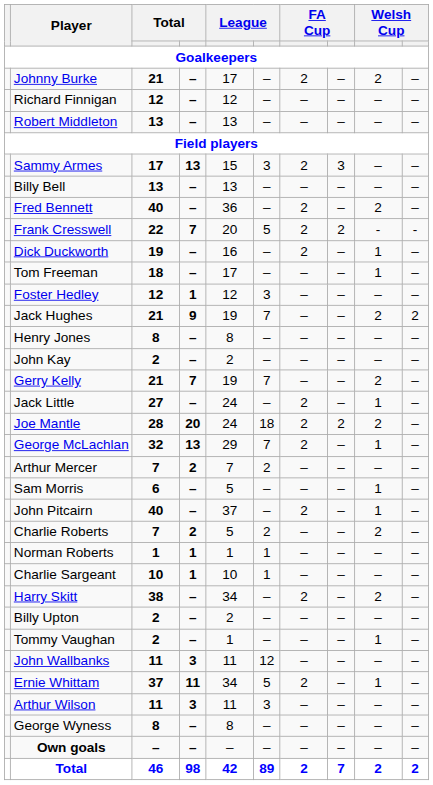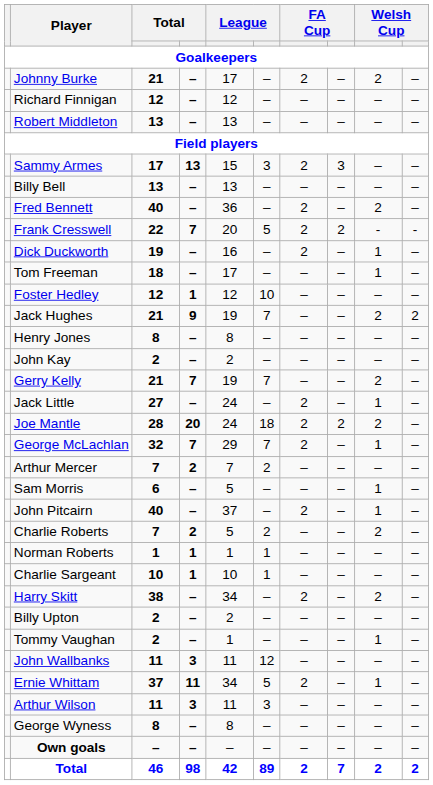(267, 294) 3 -> (267, 294) 10
(193, 445) 13 -> (193, 445) 7
